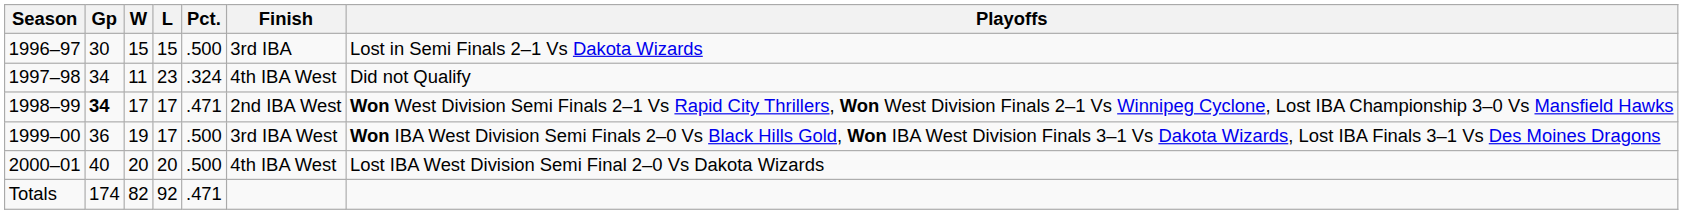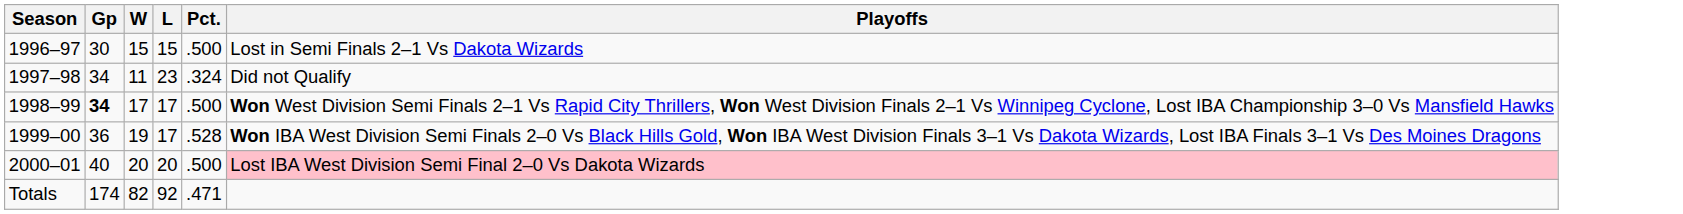- column: (286, 19)
(204, 106) .471 -> (204, 106) .500
(204, 135) .500 -> (204, 135) .528
(587, 164) no background -> (467, 164) pink background
